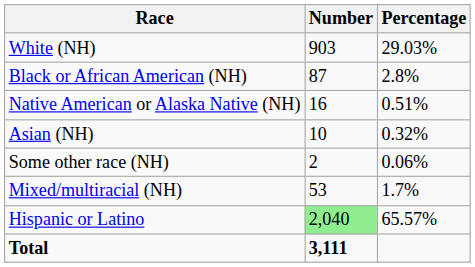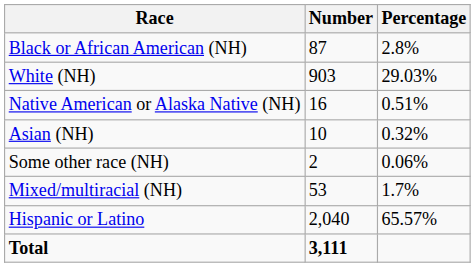rows swapped: (52, 47) <-> (128, 76)
(329, 219) lightgreen background -> (329, 219) no background
